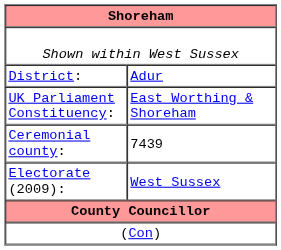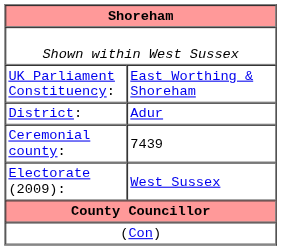rows swapped: (45, 76) <-> (62, 106)
